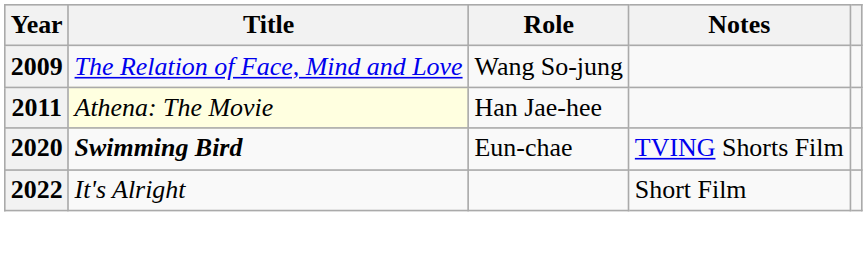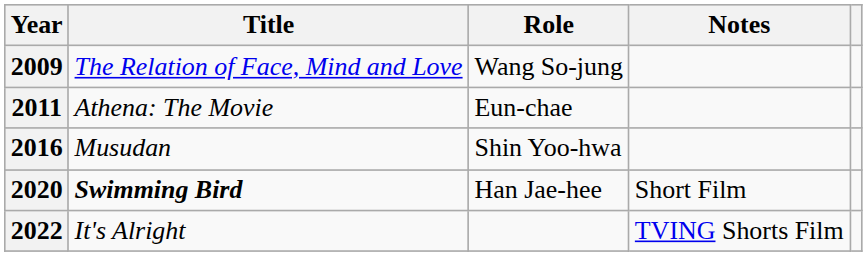(174, 107) lightyellow background -> (174, 107) no background
(538, 107) Han Jae-hee -> (523, 107) Eun-chae
+ row: (37, 148)
(523, 148) Eun-chae -> (538, 189) Han Jae-hee
(739, 148) TVING Shorts Film -> (691, 189) Short Film
(691, 189) Short Film -> (739, 230) TVING Shorts Film
